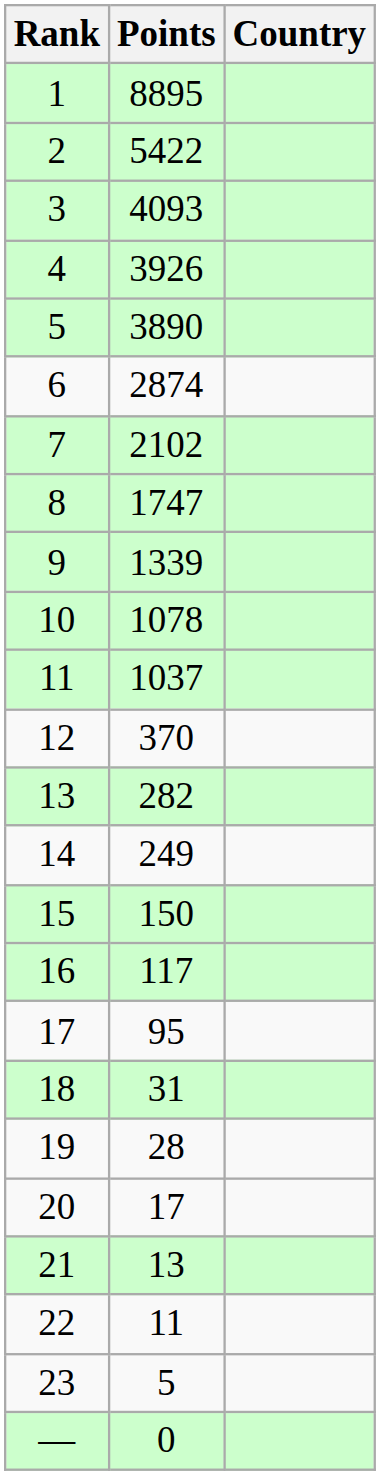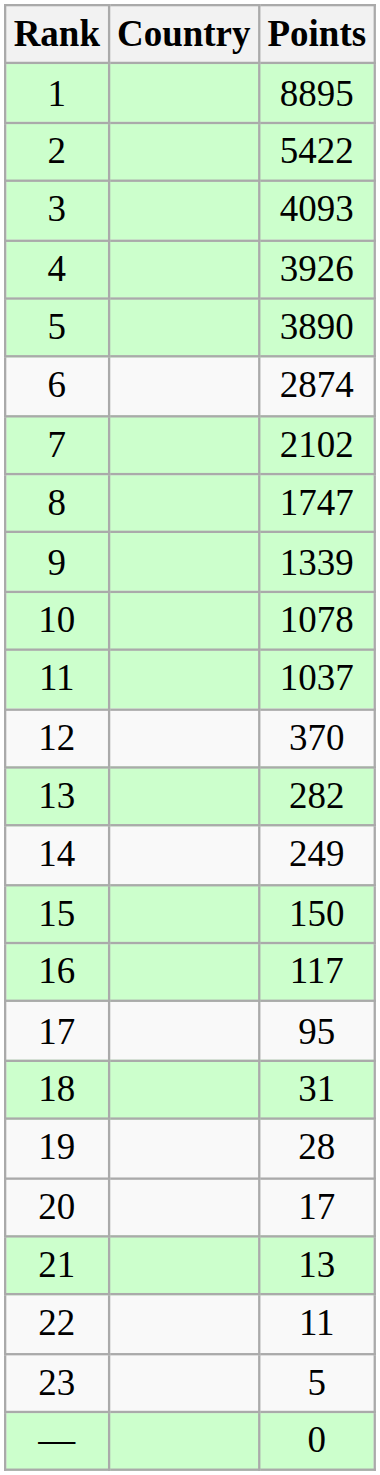columns swapped: (299, 33) <-> (166, 33)
